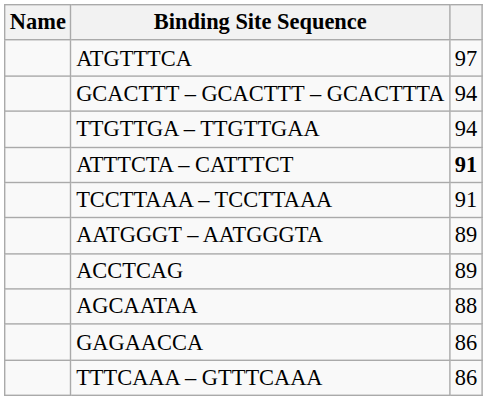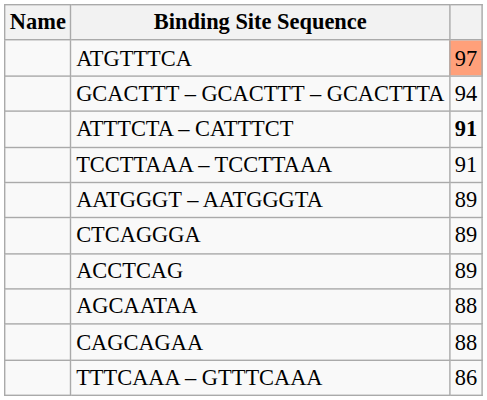(466, 57) no background -> (466, 57) lightsalmon background
- row: (198, 128)
+ row: (138, 235)
+ row: (140, 341)
- row: (140, 341)
